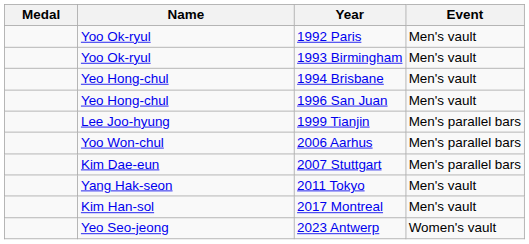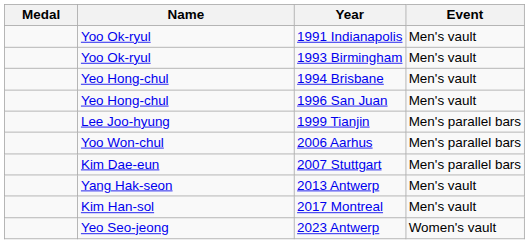+ row: (350, 36)
- row: (329, 36)
- row: (331, 185)
+ row: (338, 185)
